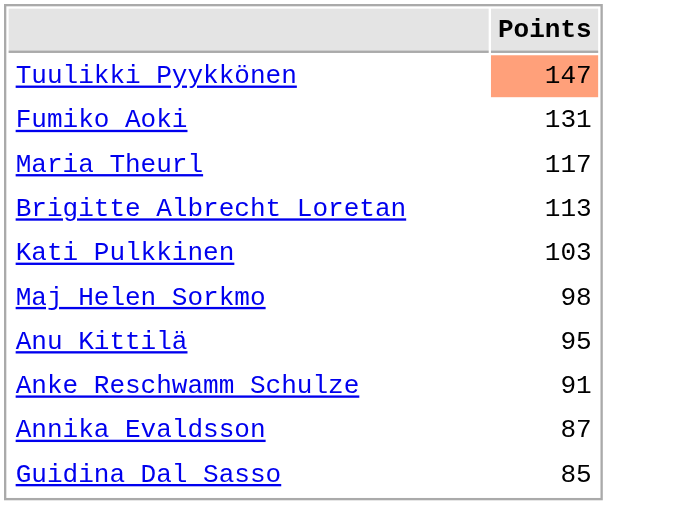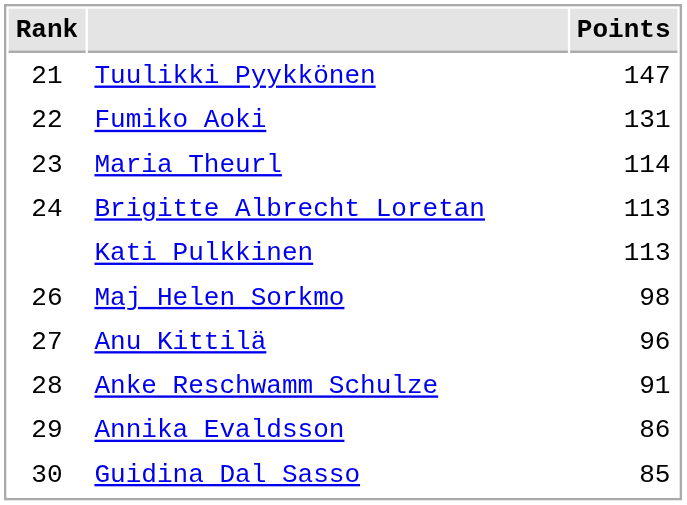+ column: (47, 30)
(568, 76) lightsalmon background -> (647, 76) no background
(568, 165) 117 -> (647, 165) 114
(568, 253) 103 -> (647, 253) 113
(576, 342) 95 -> (655, 342) 96
(576, 430) 87 -> (655, 430) 86
